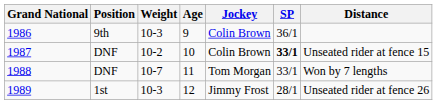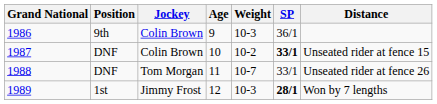columns swapped: (240, 14) <-> (159, 14)
(345, 71) Won by 7 lengths -> (366, 71) Unseated rider at fence 26
(287, 90) normal -> (287, 90) bold
(366, 90) Unseated rider at fence 26 -> (345, 90) Won by 7 lengths
